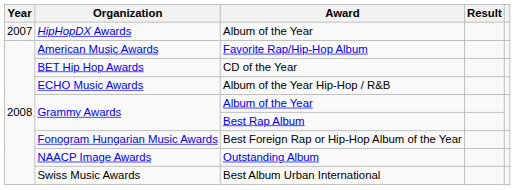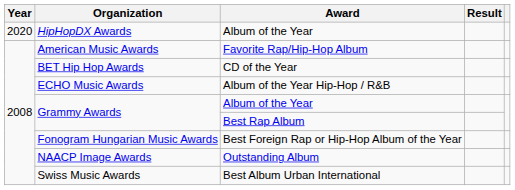(20, 31) 2007 -> (20, 31) 2020
